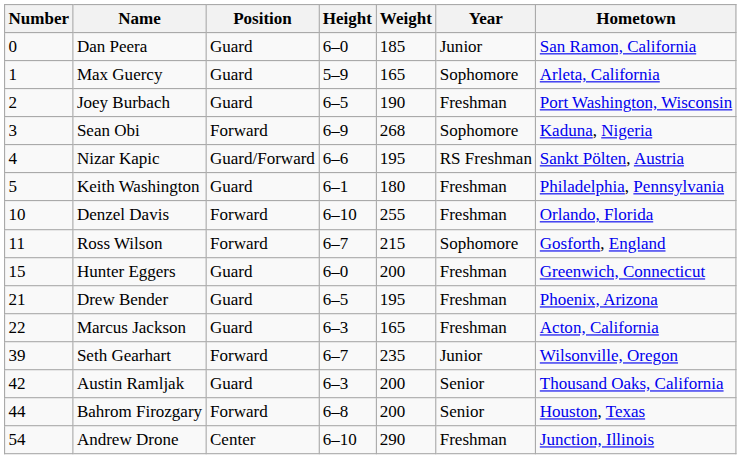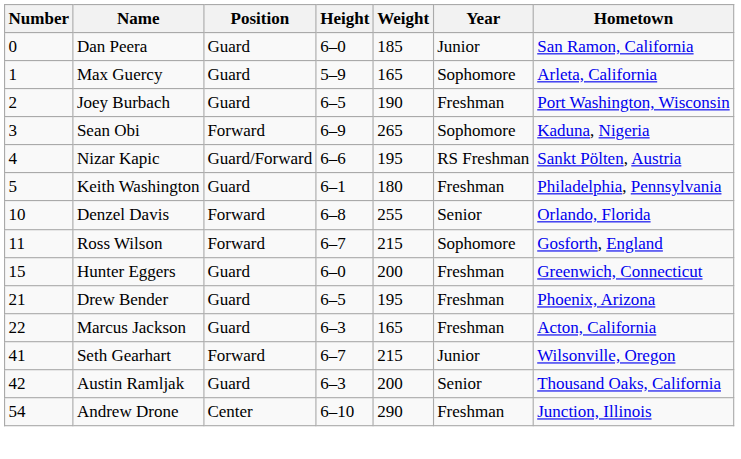(393, 131) 268 -> (390, 131) 265
(340, 215) 6–10 -> (333, 215) 6–8
(473, 215) Freshman -> (459, 215) Senior
(17, 355) 39 -> (17, 355) 41
(393, 355) 235 -> (390, 355) 215
- row: (140, 411)
